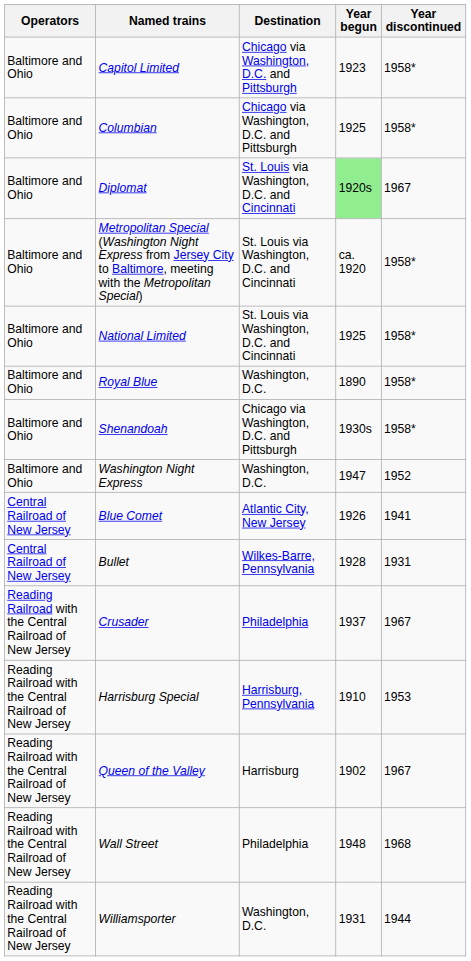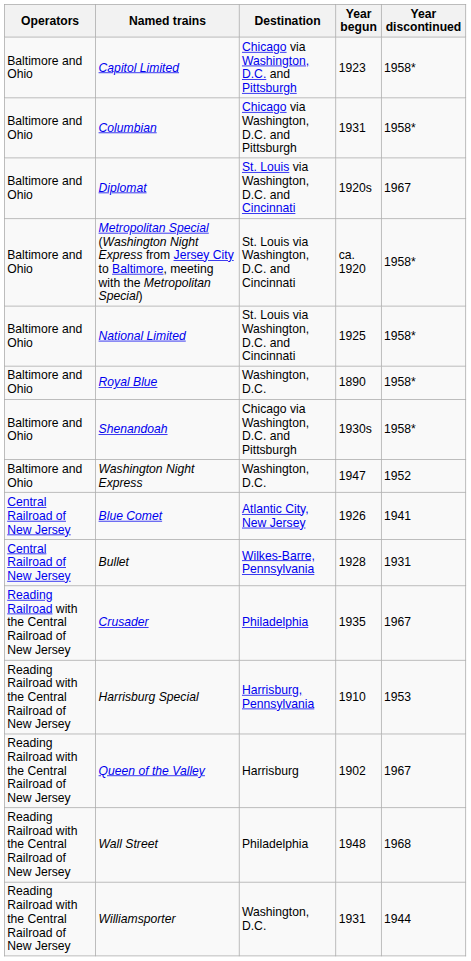(352, 127) 1925 -> (352, 127) 1931
(355, 188) lightgreen background -> (355, 188) no background
(352, 622) 1937 -> (352, 622) 1935
